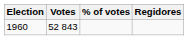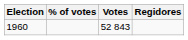columns swapped: (63, 12) <-> (106, 12)
